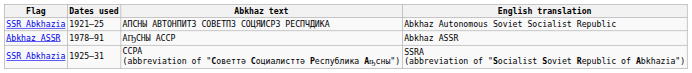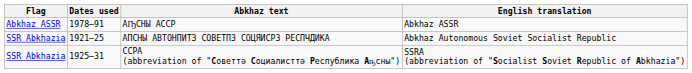rows swapped: (149, 38) <-> (226, 24)
